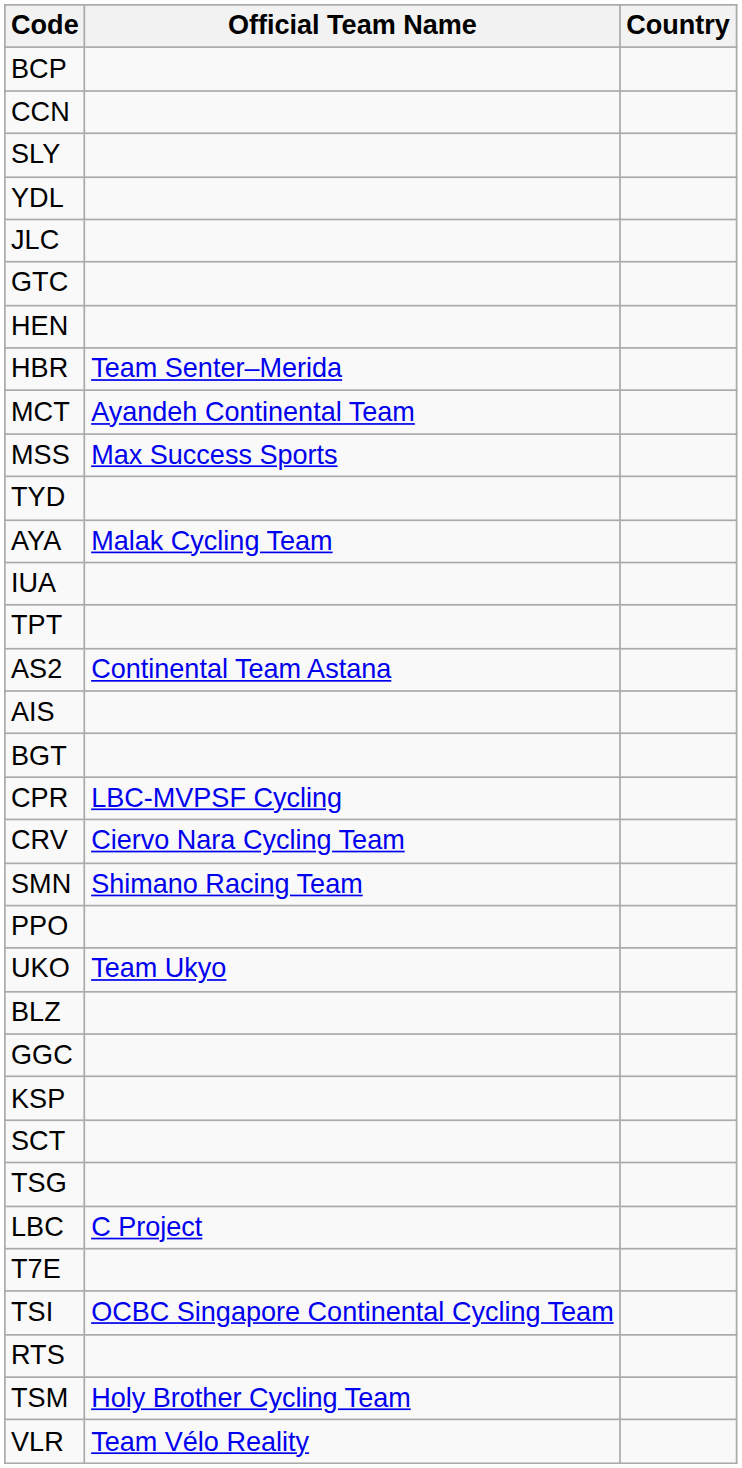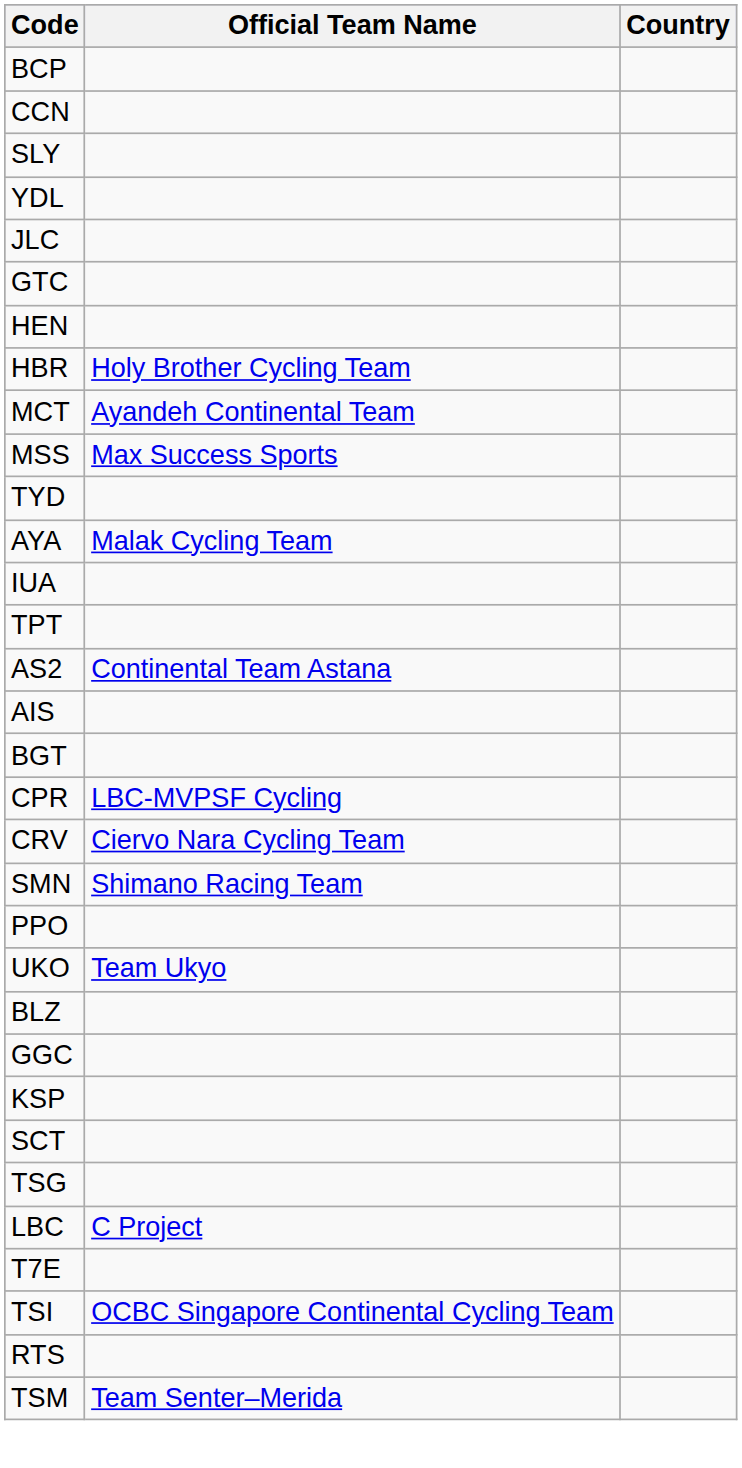(217, 369) Team Senter–Merida -> (251, 369) Holy Brother Cycling Team
(251, 1398) Holy Brother Cycling Team -> (217, 1398) Team Senter–Merida
- row: (37, 1441)
